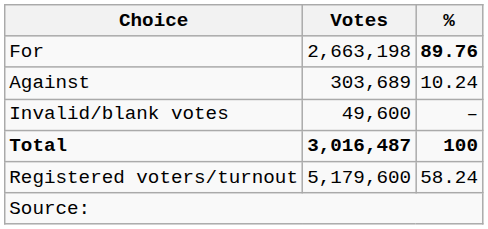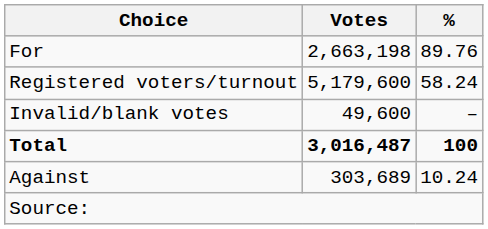(449, 52) bold -> (449, 52) normal
rows swapped: (50, 83) <-> (154, 177)
